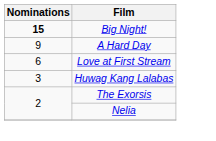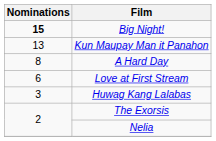+ row: (142, 45)
(38, 45) 9 -> (38, 62) 8
